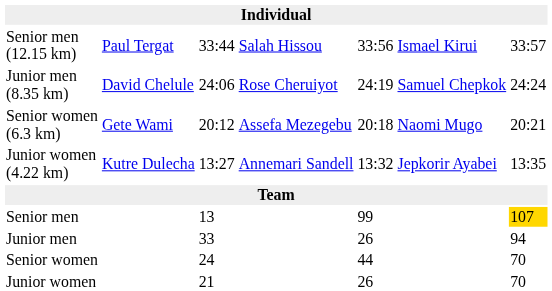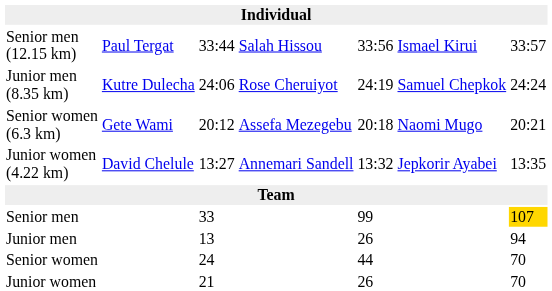(148, 85) David Chelule -> (148, 85) Kutre Dulecha
(148, 164) Kutre Dulecha -> (148, 164) David Chelule
(207, 216) 13 -> (207, 216) 33
(207, 238) 33 -> (207, 238) 13
